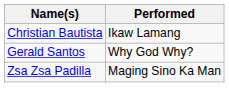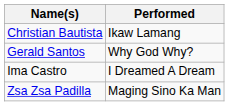+ row: (37, 71)
